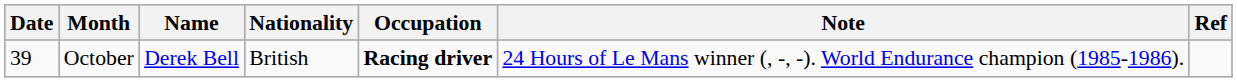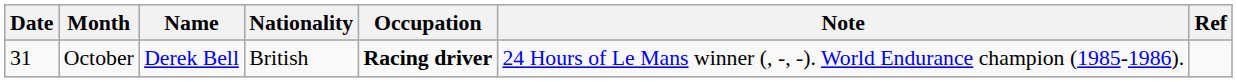(21, 57) 39 -> (21, 57) 31
